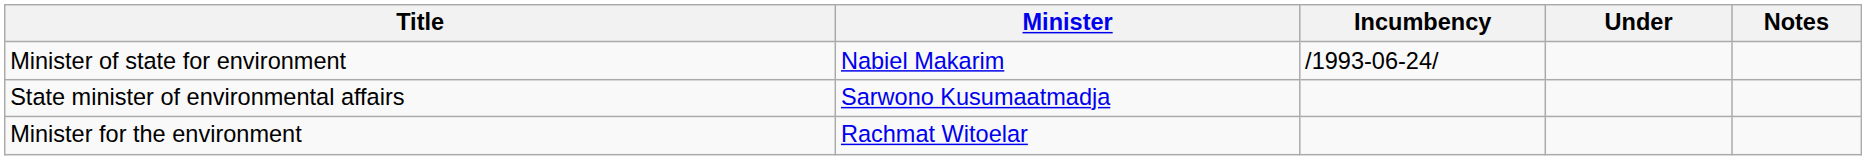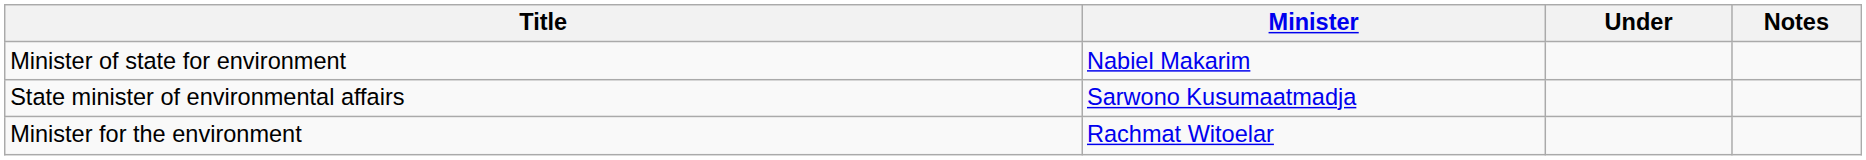- column: (1423, 23)
